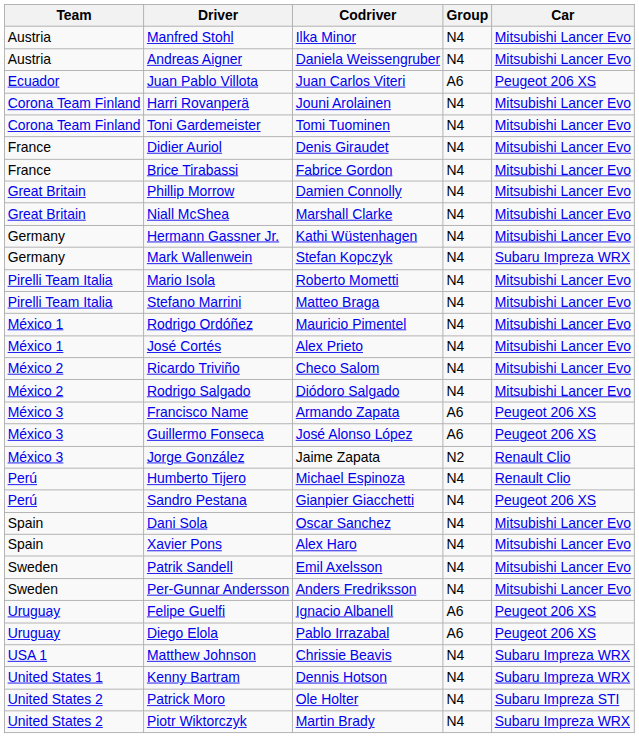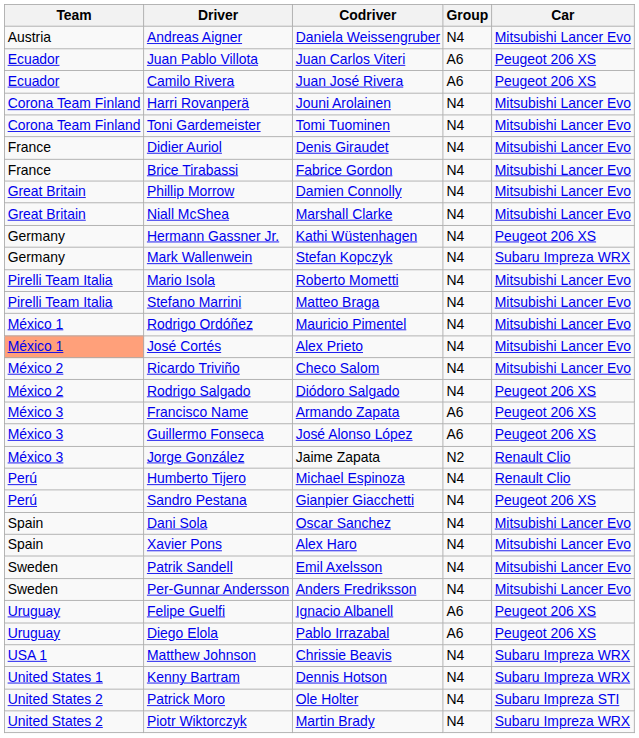- row: (190, 37)
+ row: (191, 81)
(563, 236) Mitsubishi Lancer Evo -> (545, 236) Peugeot 206 XS
(35, 346) no background -> (35, 346) lightsalmon background
(563, 390) Mitsubishi Lancer Evo -> (545, 390) Peugeot 206 XS
